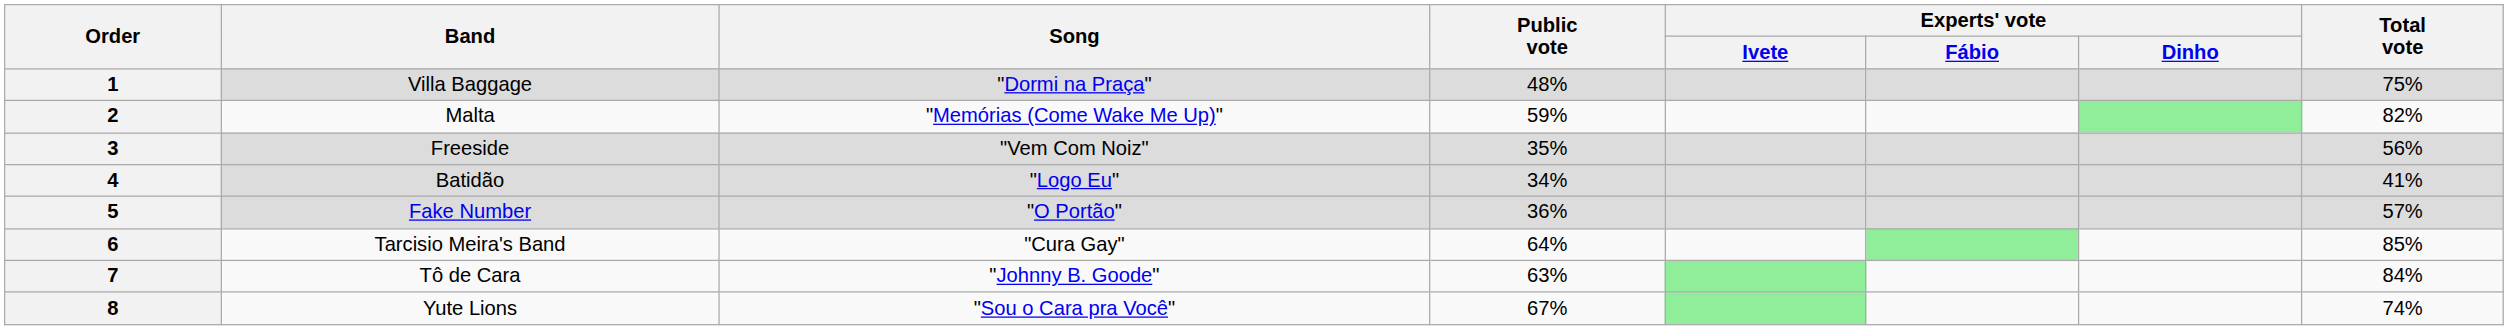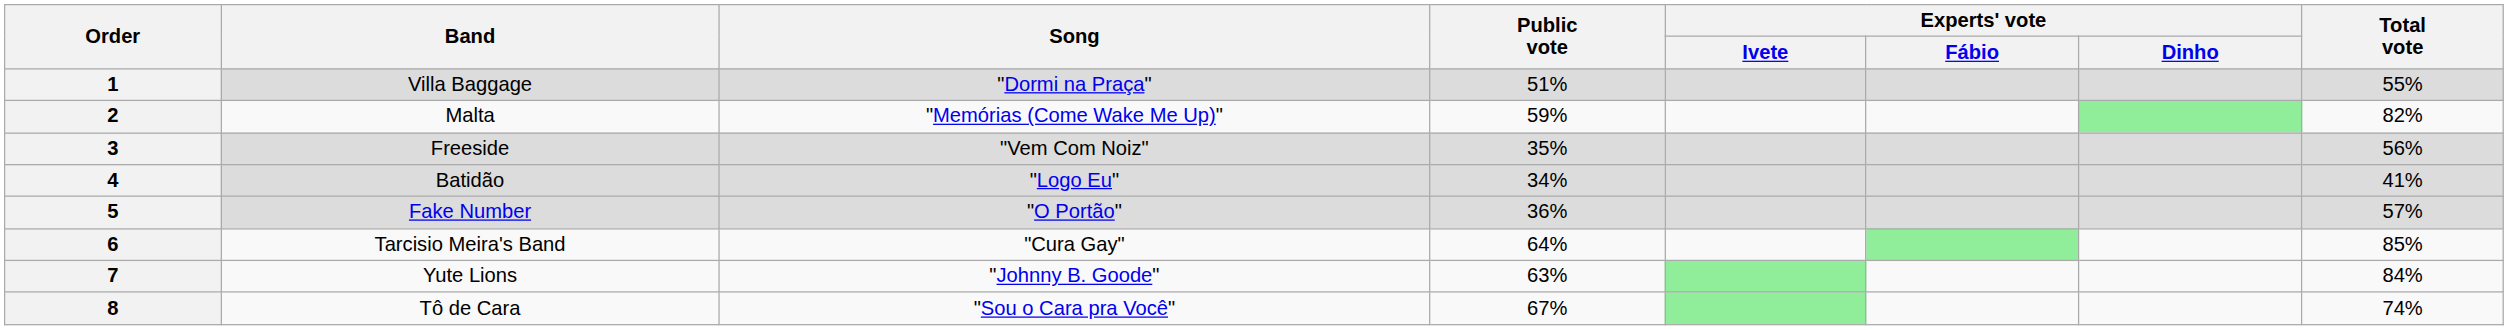(1547, 84) 48% -> (1547, 84) 51%
(2403, 84) 75% -> (2403, 84) 55%
(470, 276) Tô de Cara -> (470, 276) Yute Lions
(470, 308) Yute Lions -> (470, 308) Tô de Cara
